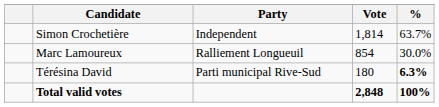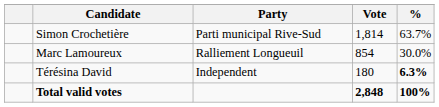(226, 33) Independent -> (258, 33) Parti municipal Rive-Sud
(258, 72) Parti municipal Rive-Sud -> (226, 72) Independent
